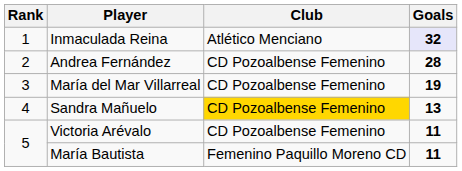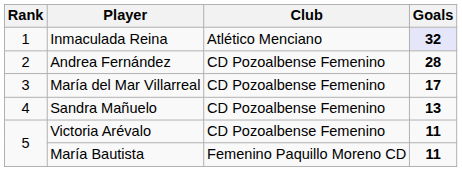(433, 85) 19 -> (433, 85) 17
(296, 108) gold background -> (296, 108) no background
